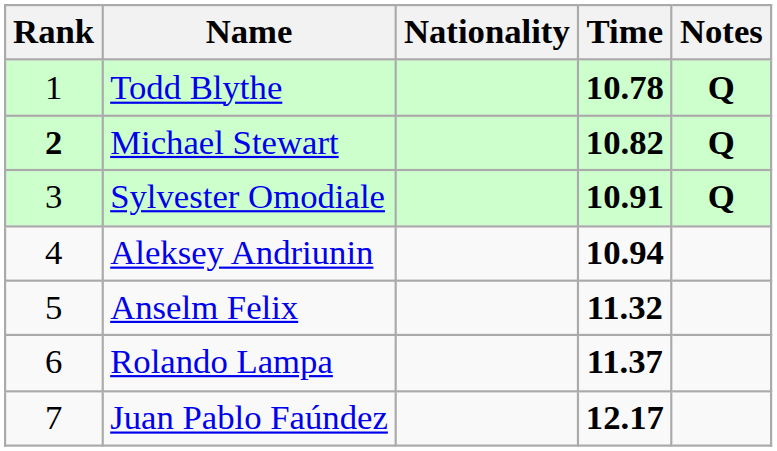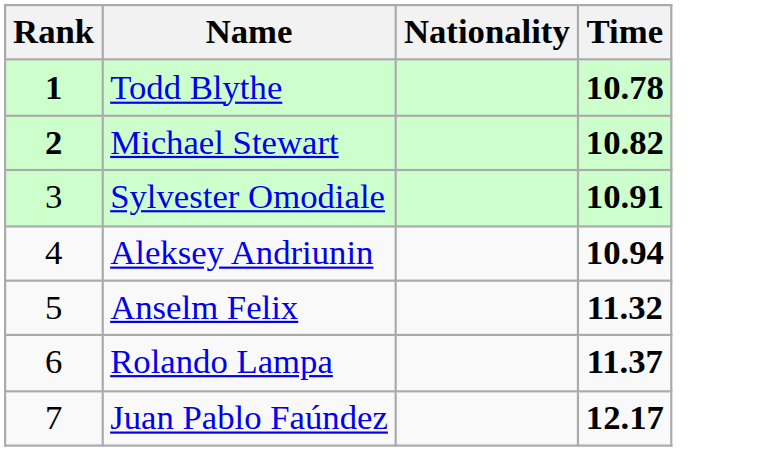- column: (721, 32)
(54, 87) normal -> (54, 87) bold
